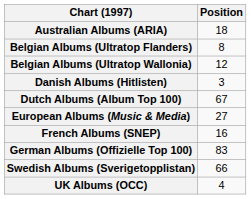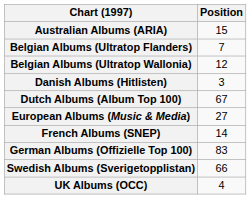(222, 30) 18 -> (222, 30) 15
(222, 47) 8 -> (222, 47) 7
(222, 133) 16 -> (222, 133) 14
